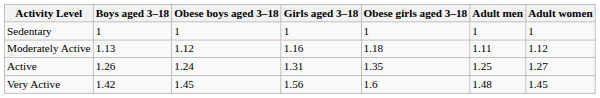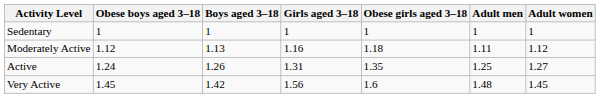columns swapped: (132, 13) <-> (226, 13)
